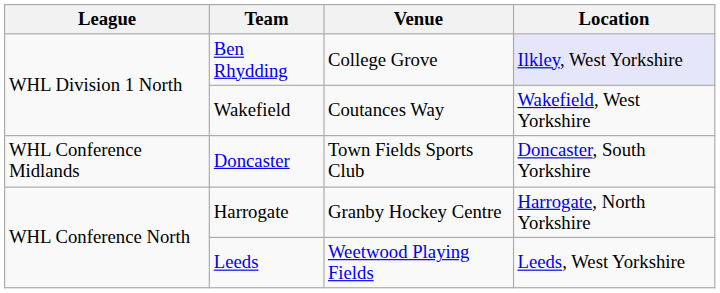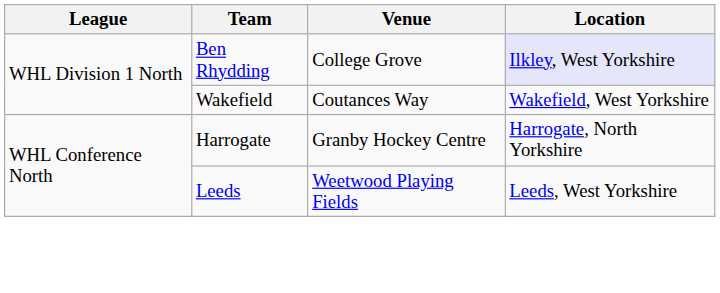- row: (252, 161)
